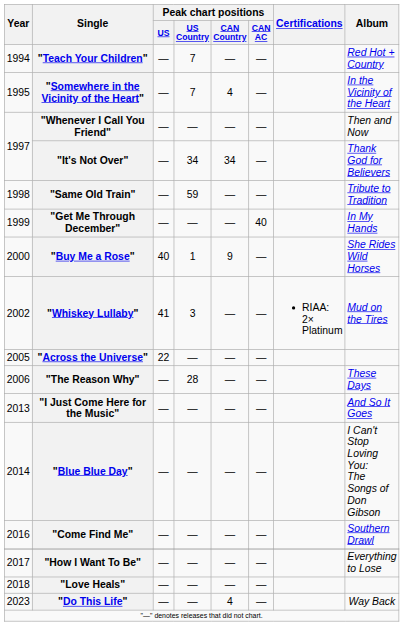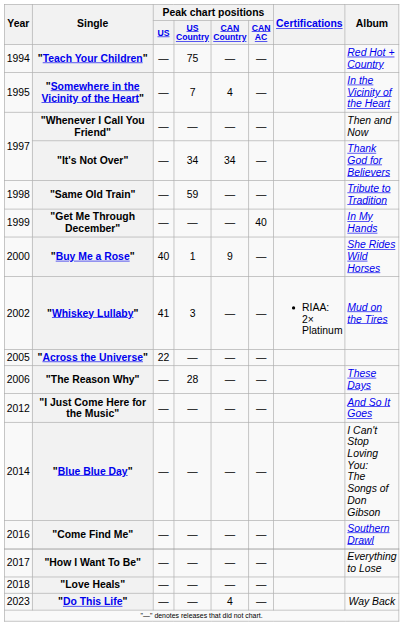(193, 58) 7 -> (193, 58) 75
(18, 408) 2013 -> (18, 408) 2012
